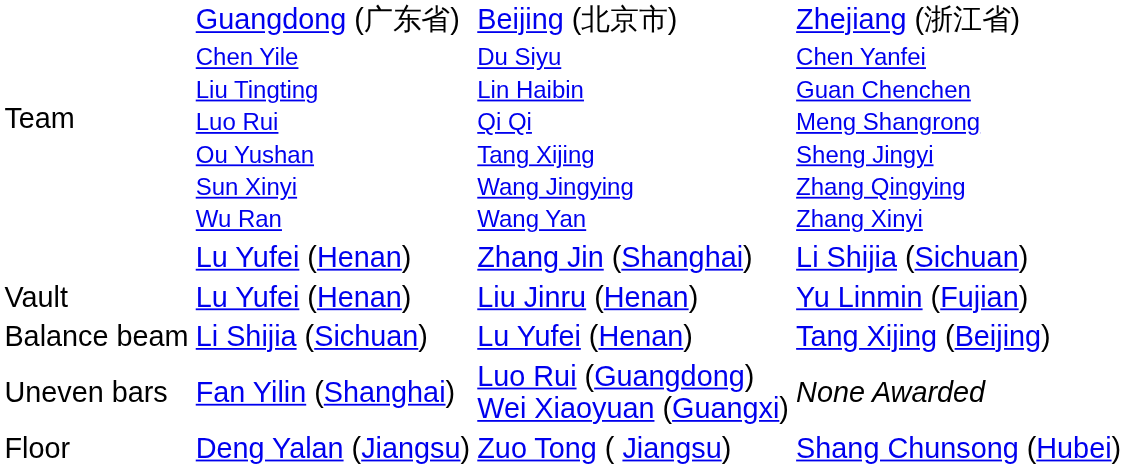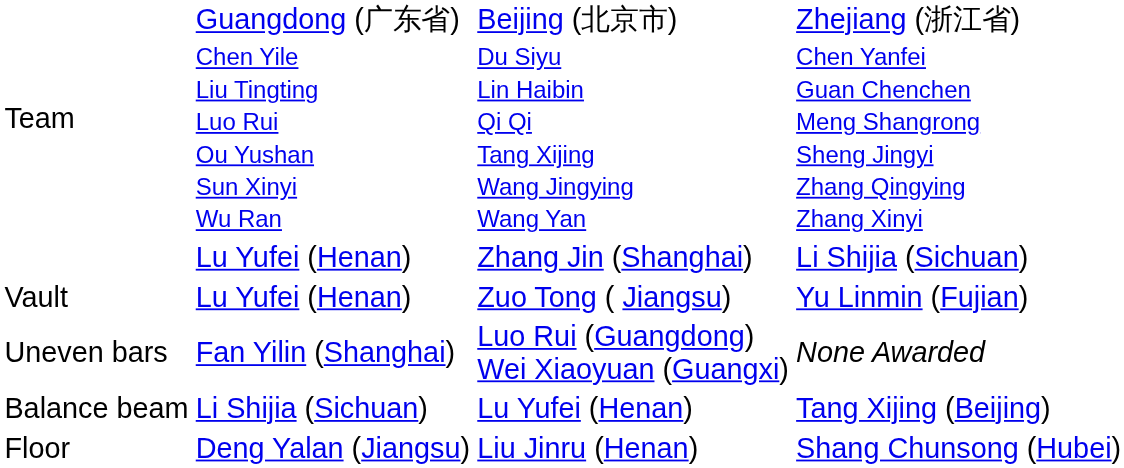(588, 297) Liu Jinru (Henan) -> (604, 297) Zuo Tong ( Jiangsu)
rows swapped: (86, 392) <-> (96, 336)
(604, 448) Zuo Tong ( Jiangsu) -> (588, 448) Liu Jinru (Henan)
